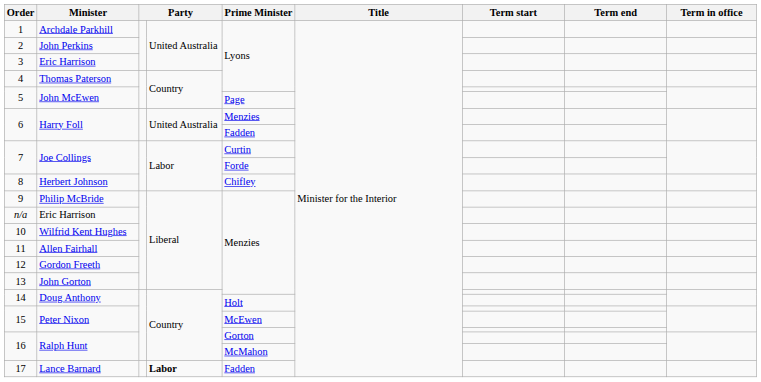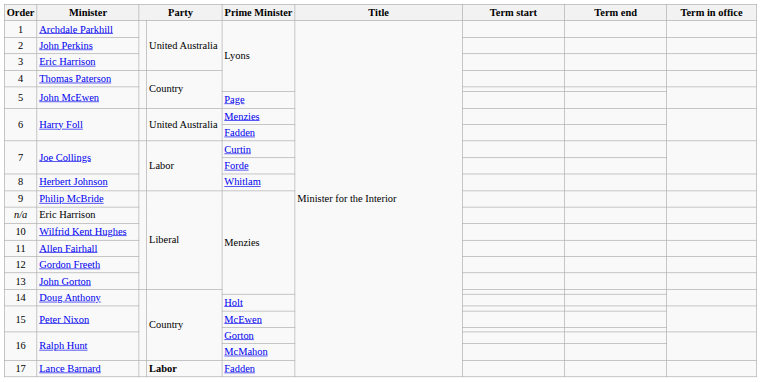(240, 182) Chifley -> (243, 182) Whitlam
